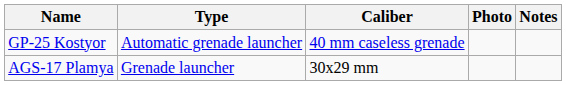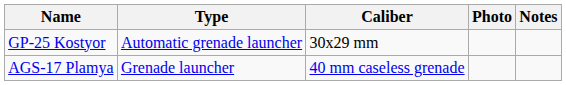(387, 42) 40 mm caseless grenade -> (344, 42) 30x29 mm
(344, 67) 30x29 mm -> (387, 67) 40 mm caseless grenade
